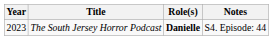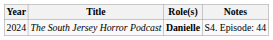(16, 27) 2023 -> (16, 27) 2024
